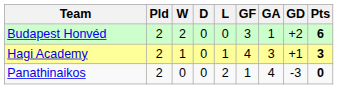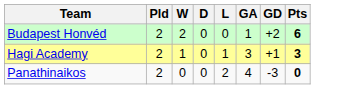- column: (247, 14)
